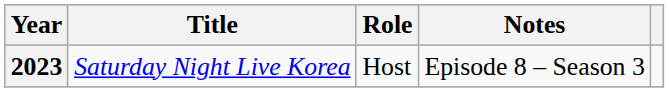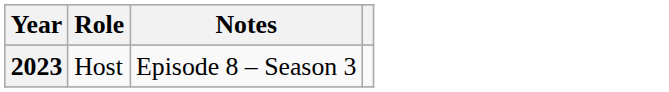- column: (212, 24)
